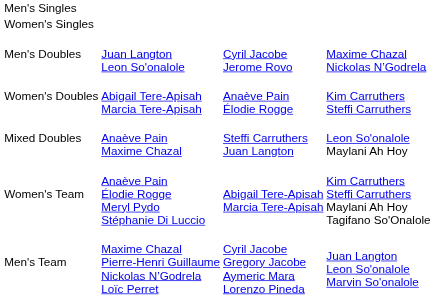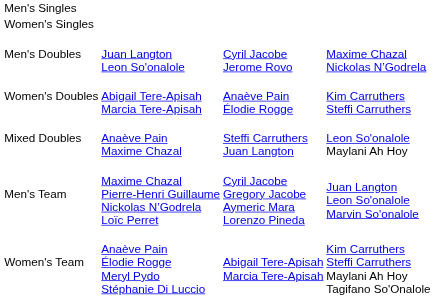rows swapped: (35, 262) <-> (44, 194)
